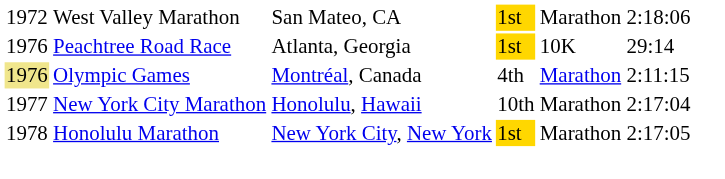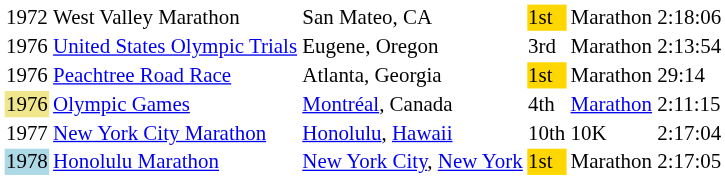+ row: (175, 46)
(558, 46) 10K -> (611, 75) Marathon
(580, 104) Marathon -> (589, 132) 10K
(27, 132) no background -> (27, 161) lightblue background
